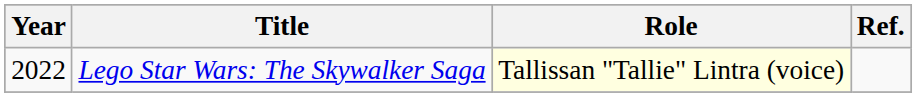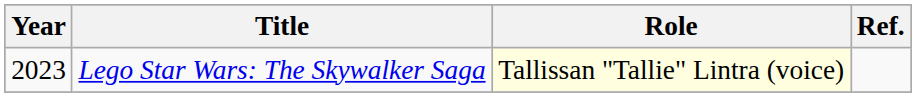(39, 69) 2022 -> (39, 69) 2023
